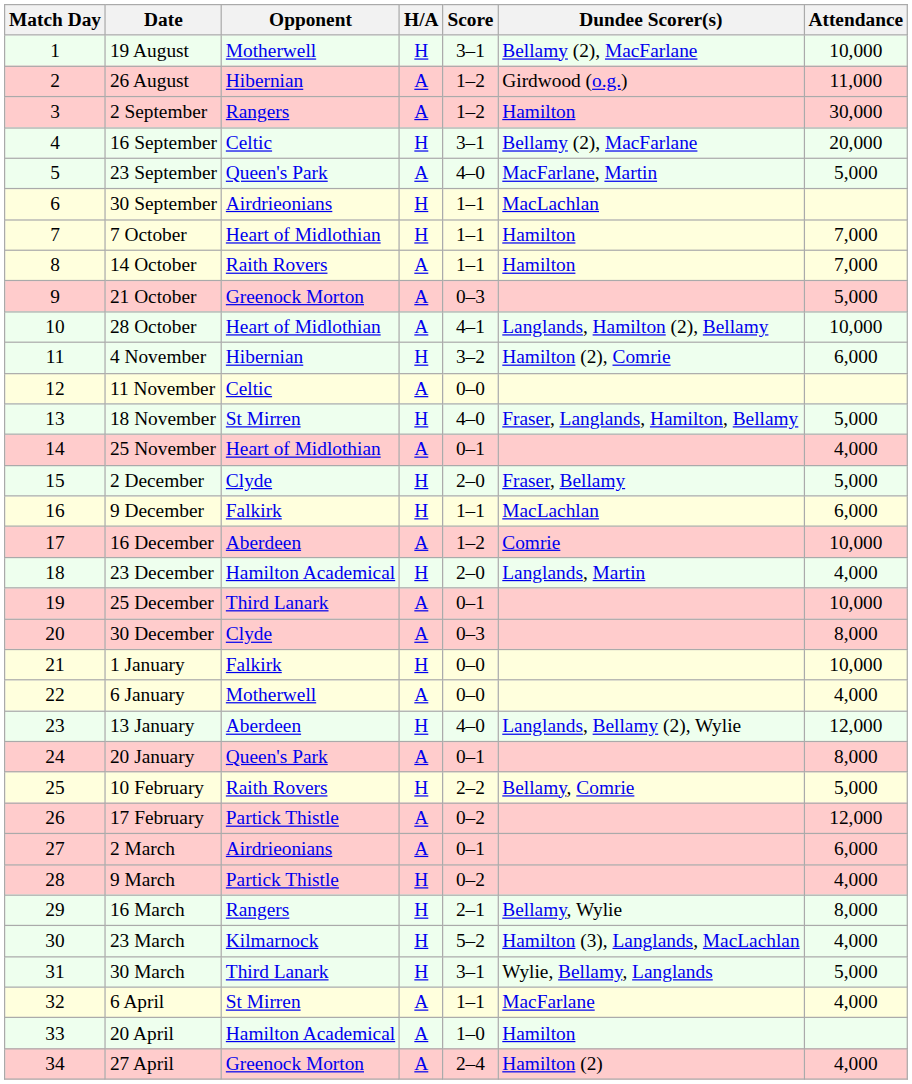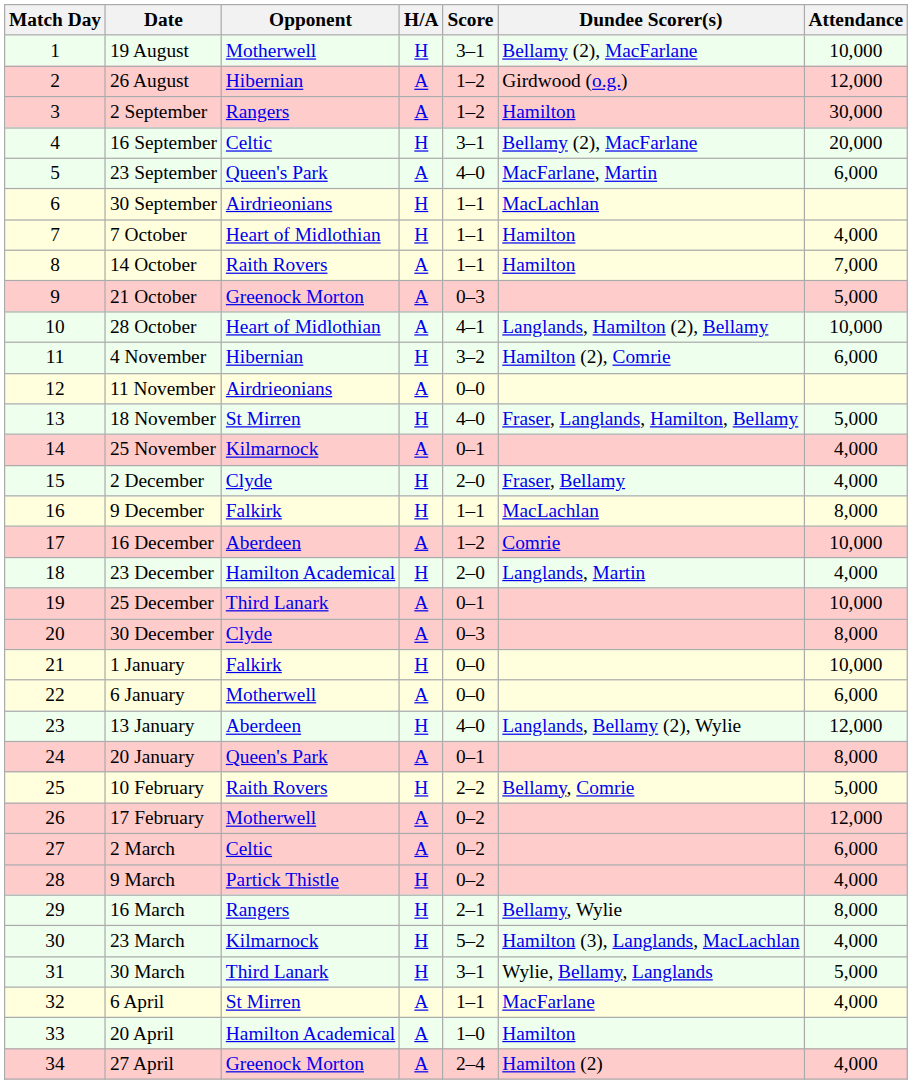(856, 81) 11,000 -> (856, 81) 12,000
(856, 173) 5,000 -> (856, 173) 6,000
(856, 234) 7,000 -> (856, 234) 4,000
(249, 388) Celtic -> (279, 388) Airdrieonians
(303, 449) Heart of Midlothian -> (272, 449) Kilmarnock
(856, 480) 5,000 -> (856, 480) 4,000
(856, 511) 6,000 -> (856, 511) 8,000
(856, 695) 4,000 -> (856, 695) 6,000
(282, 818) Partick Thistle -> (271, 818) Motherwell
(279, 848) Airdrieonians -> (249, 848) Celtic
(470, 848) 0–1 -> (470, 848) 0–2
